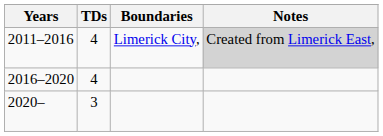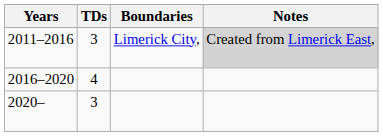(94, 39) 4 -> (94, 39) 3
